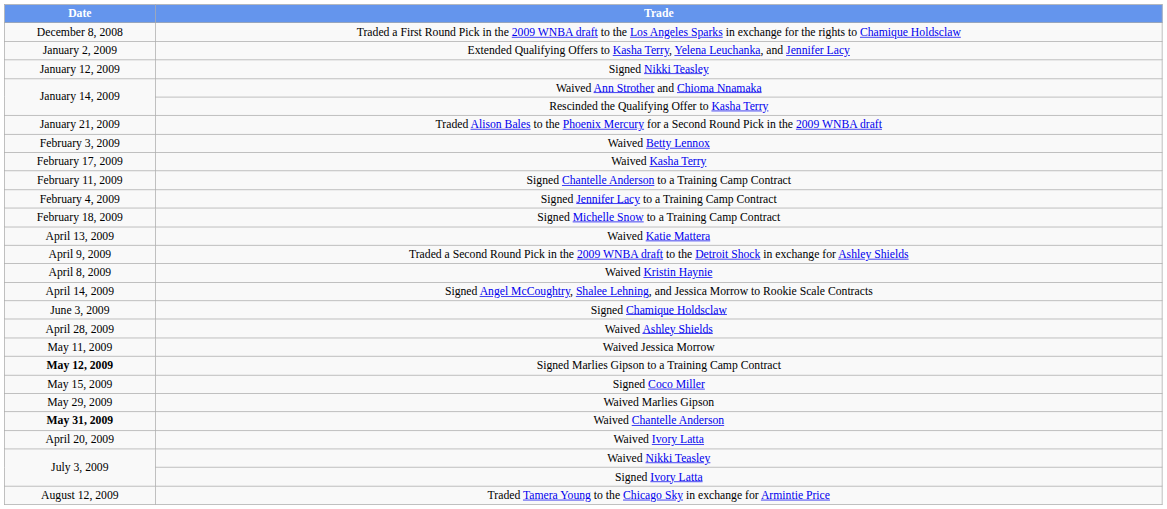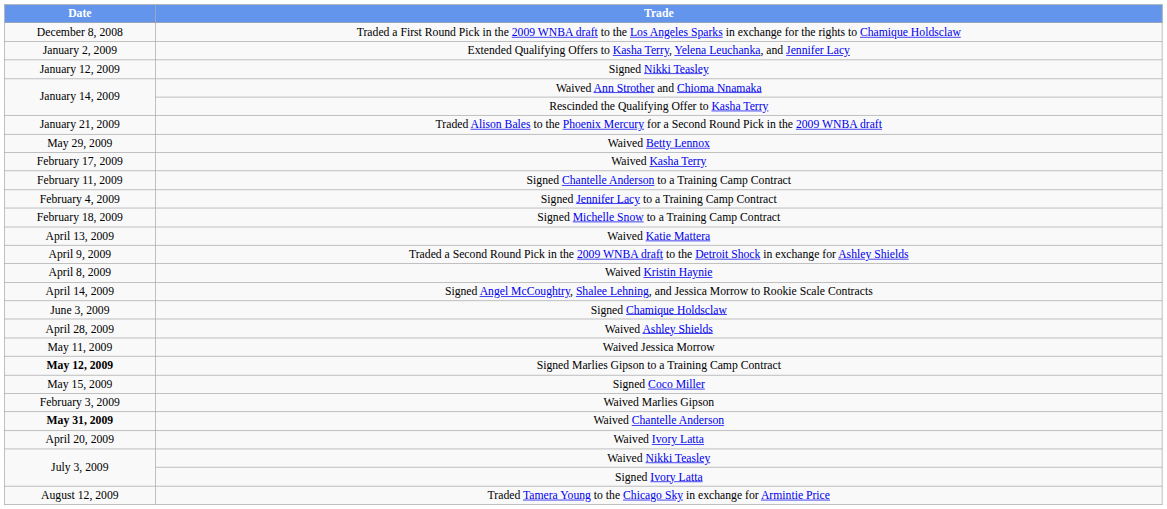(80, 143) February 3, 2009 -> (80, 143) May 29, 2009
(80, 402) May 29, 2009 -> (80, 402) February 3, 2009
